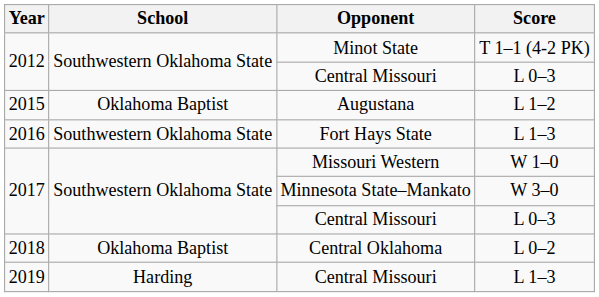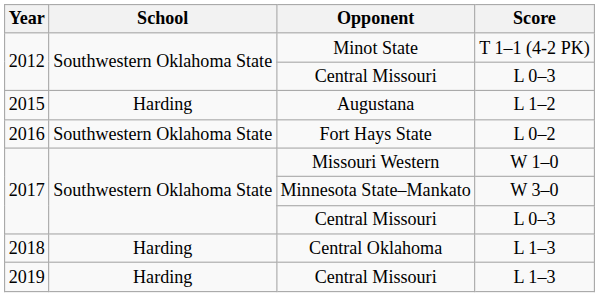(163, 104) Oklahoma Baptist -> (163, 104) Harding
(534, 133) L 1–3 -> (534, 133) L 0–2
(163, 248) Oklahoma Baptist -> (163, 248) Harding
(534, 248) L 0–2 -> (534, 248) L 1–3
